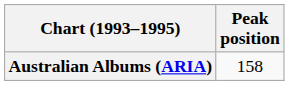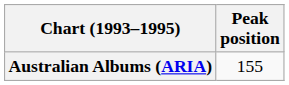(250, 66) 158 -> (250, 66) 155
